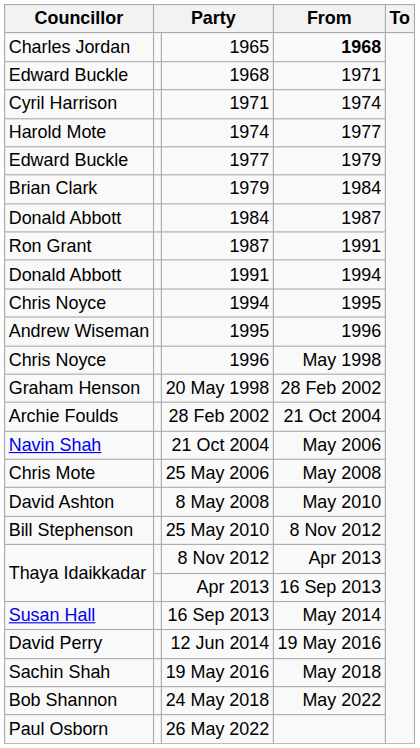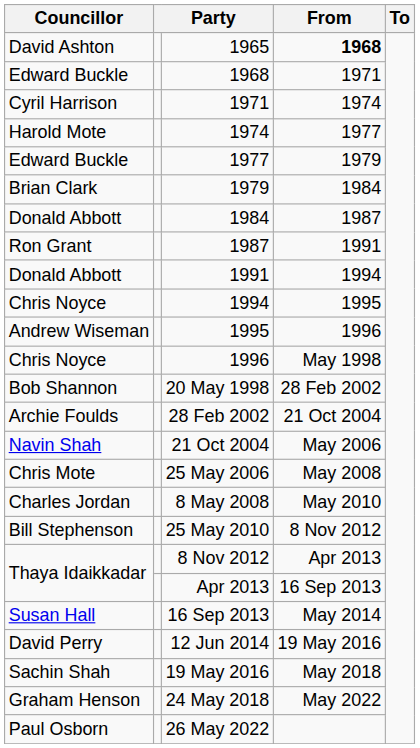(69, 47) Charles Jordan -> (61, 47) David Ashton
(74, 388) Graham Henson -> (63, 388) Bob Shannon
(61, 501) David Ashton -> (69, 501) Charles Jordan
(63, 700) Bob Shannon -> (74, 700) Graham Henson
